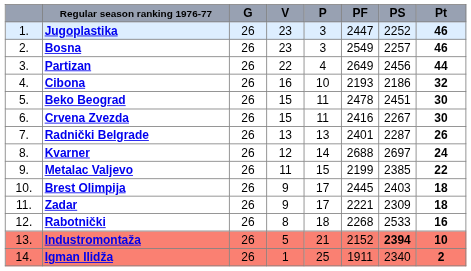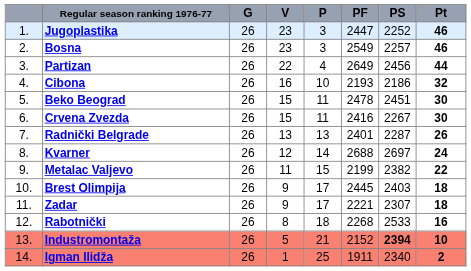(397, 170) 2385 -> (397, 170) 2382
(397, 205) 2309 -> (397, 205) 2307
